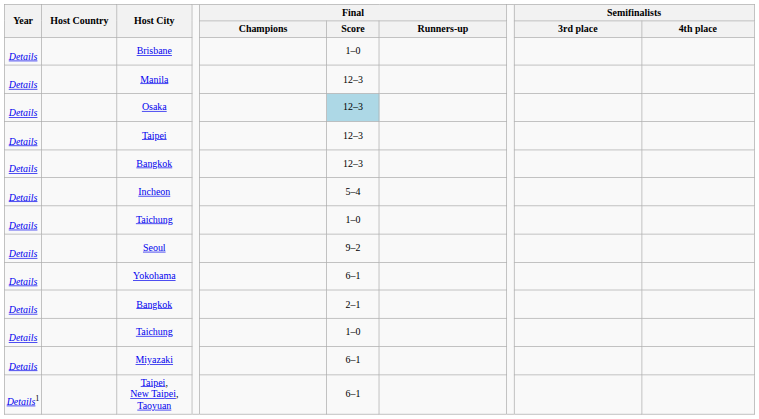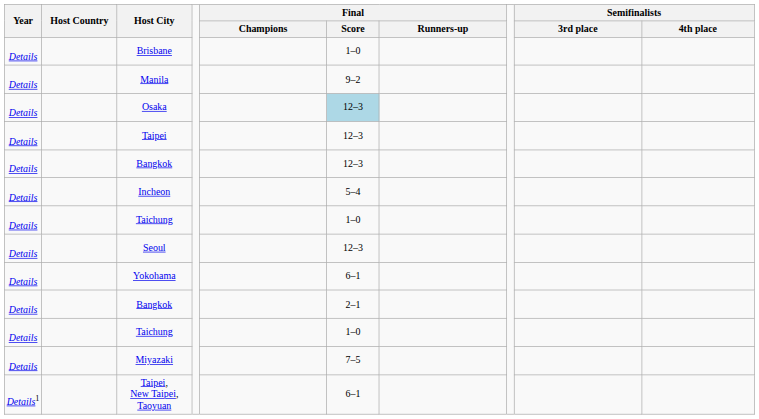(353, 79) 12–3 -> (353, 79) 9–2
(353, 248) 9–2 -> (353, 248) 12–3
(353, 361) 6–1 -> (353, 361) 7–5
